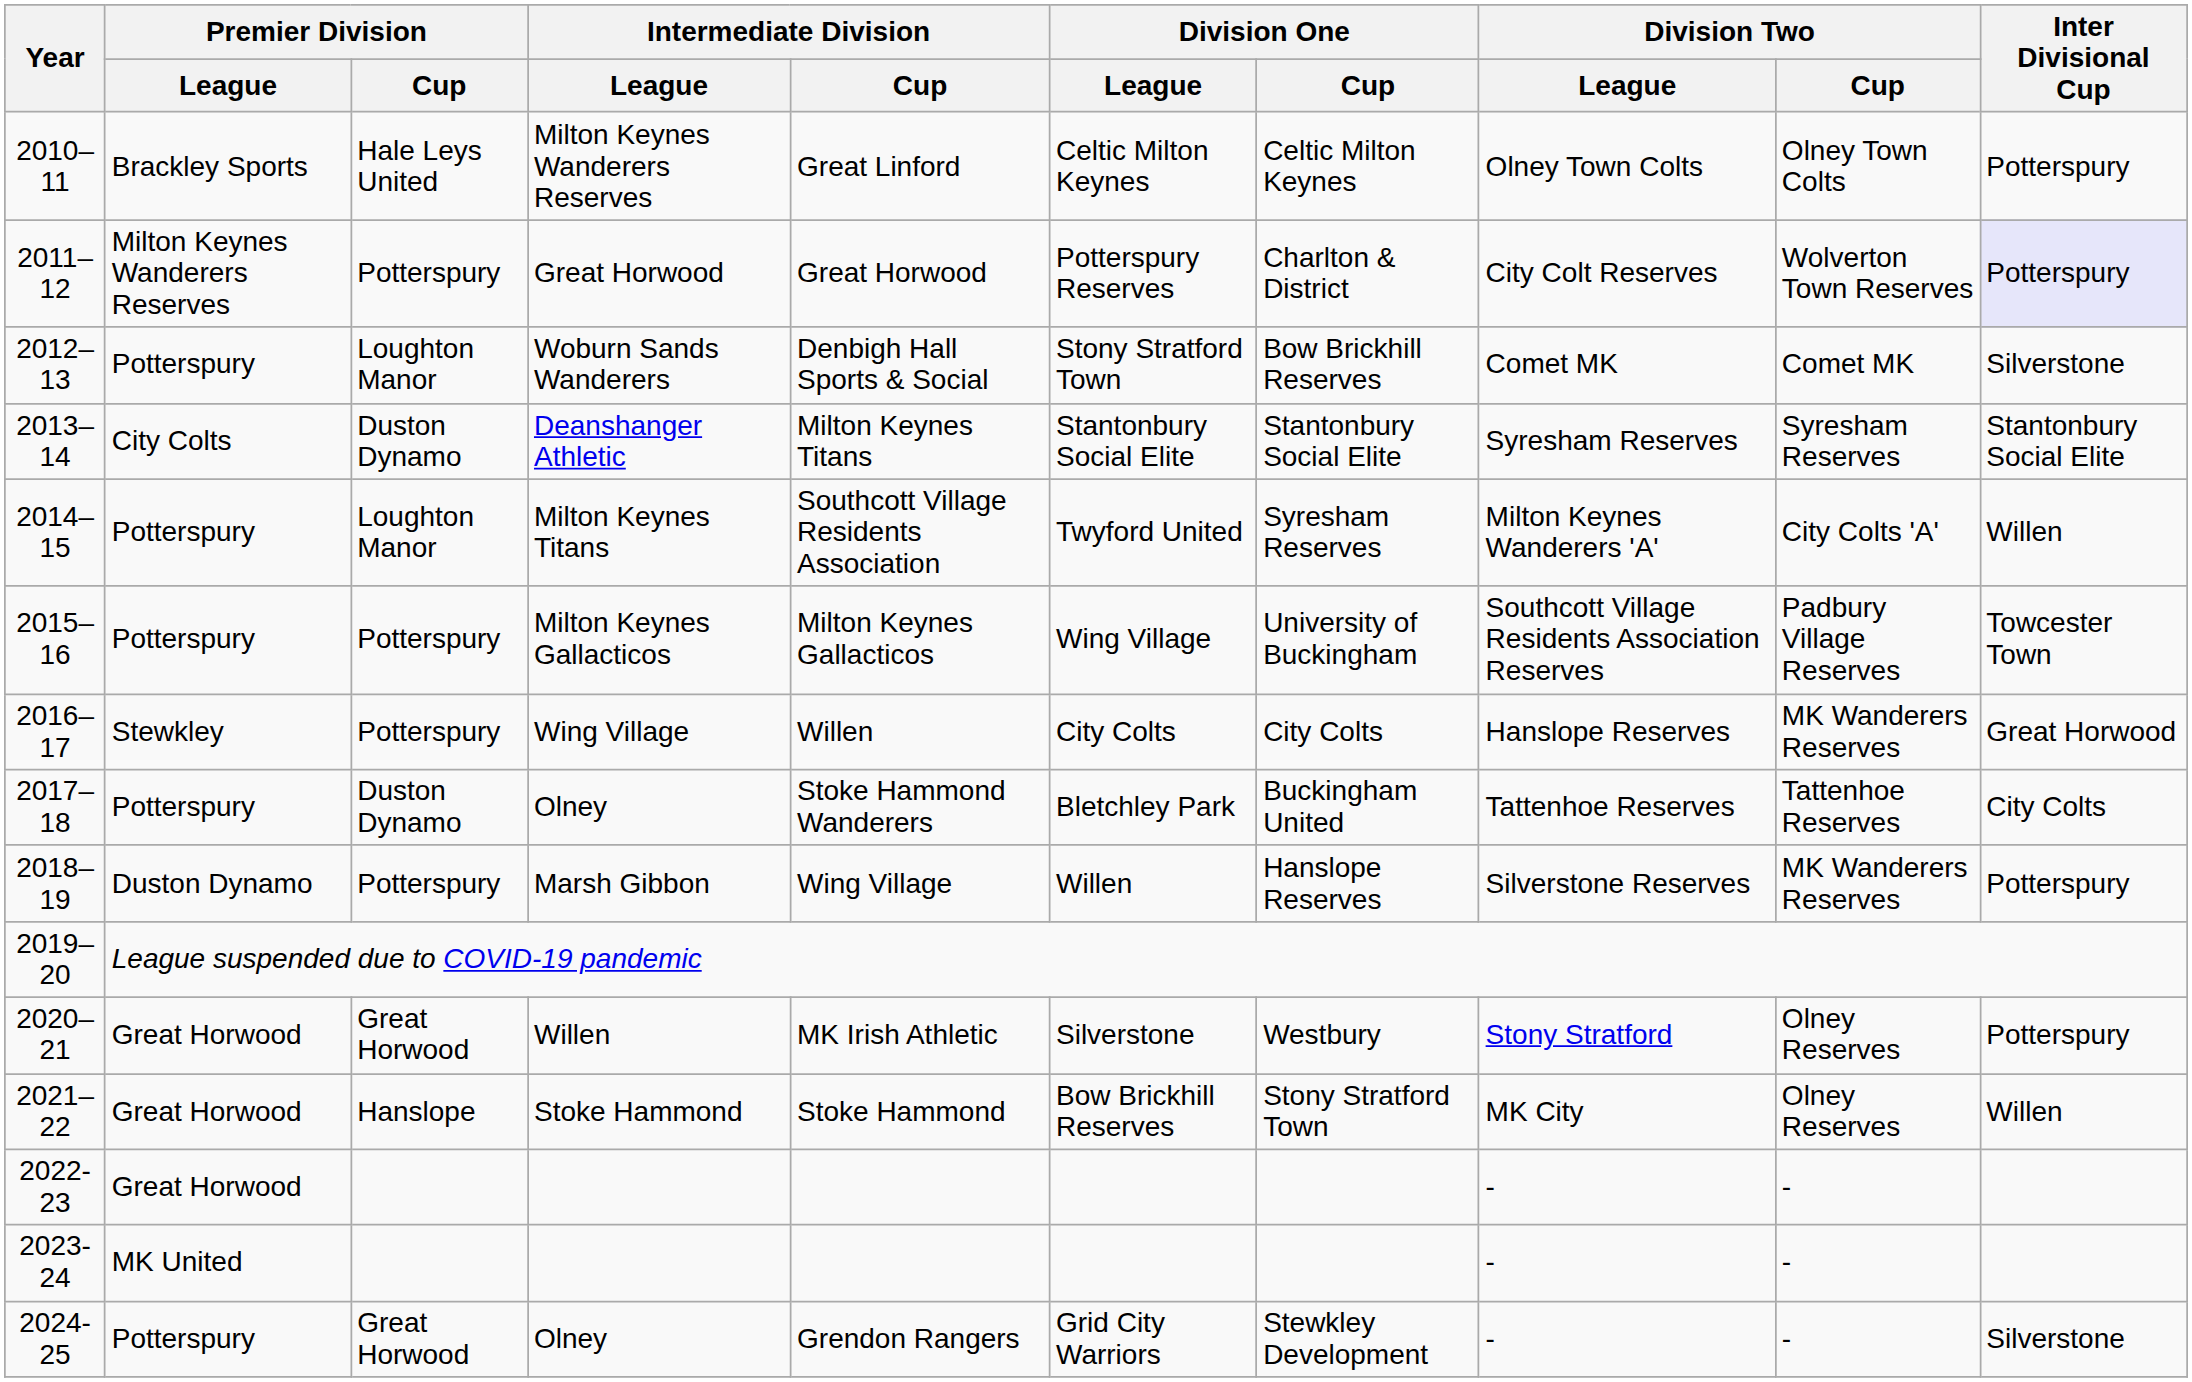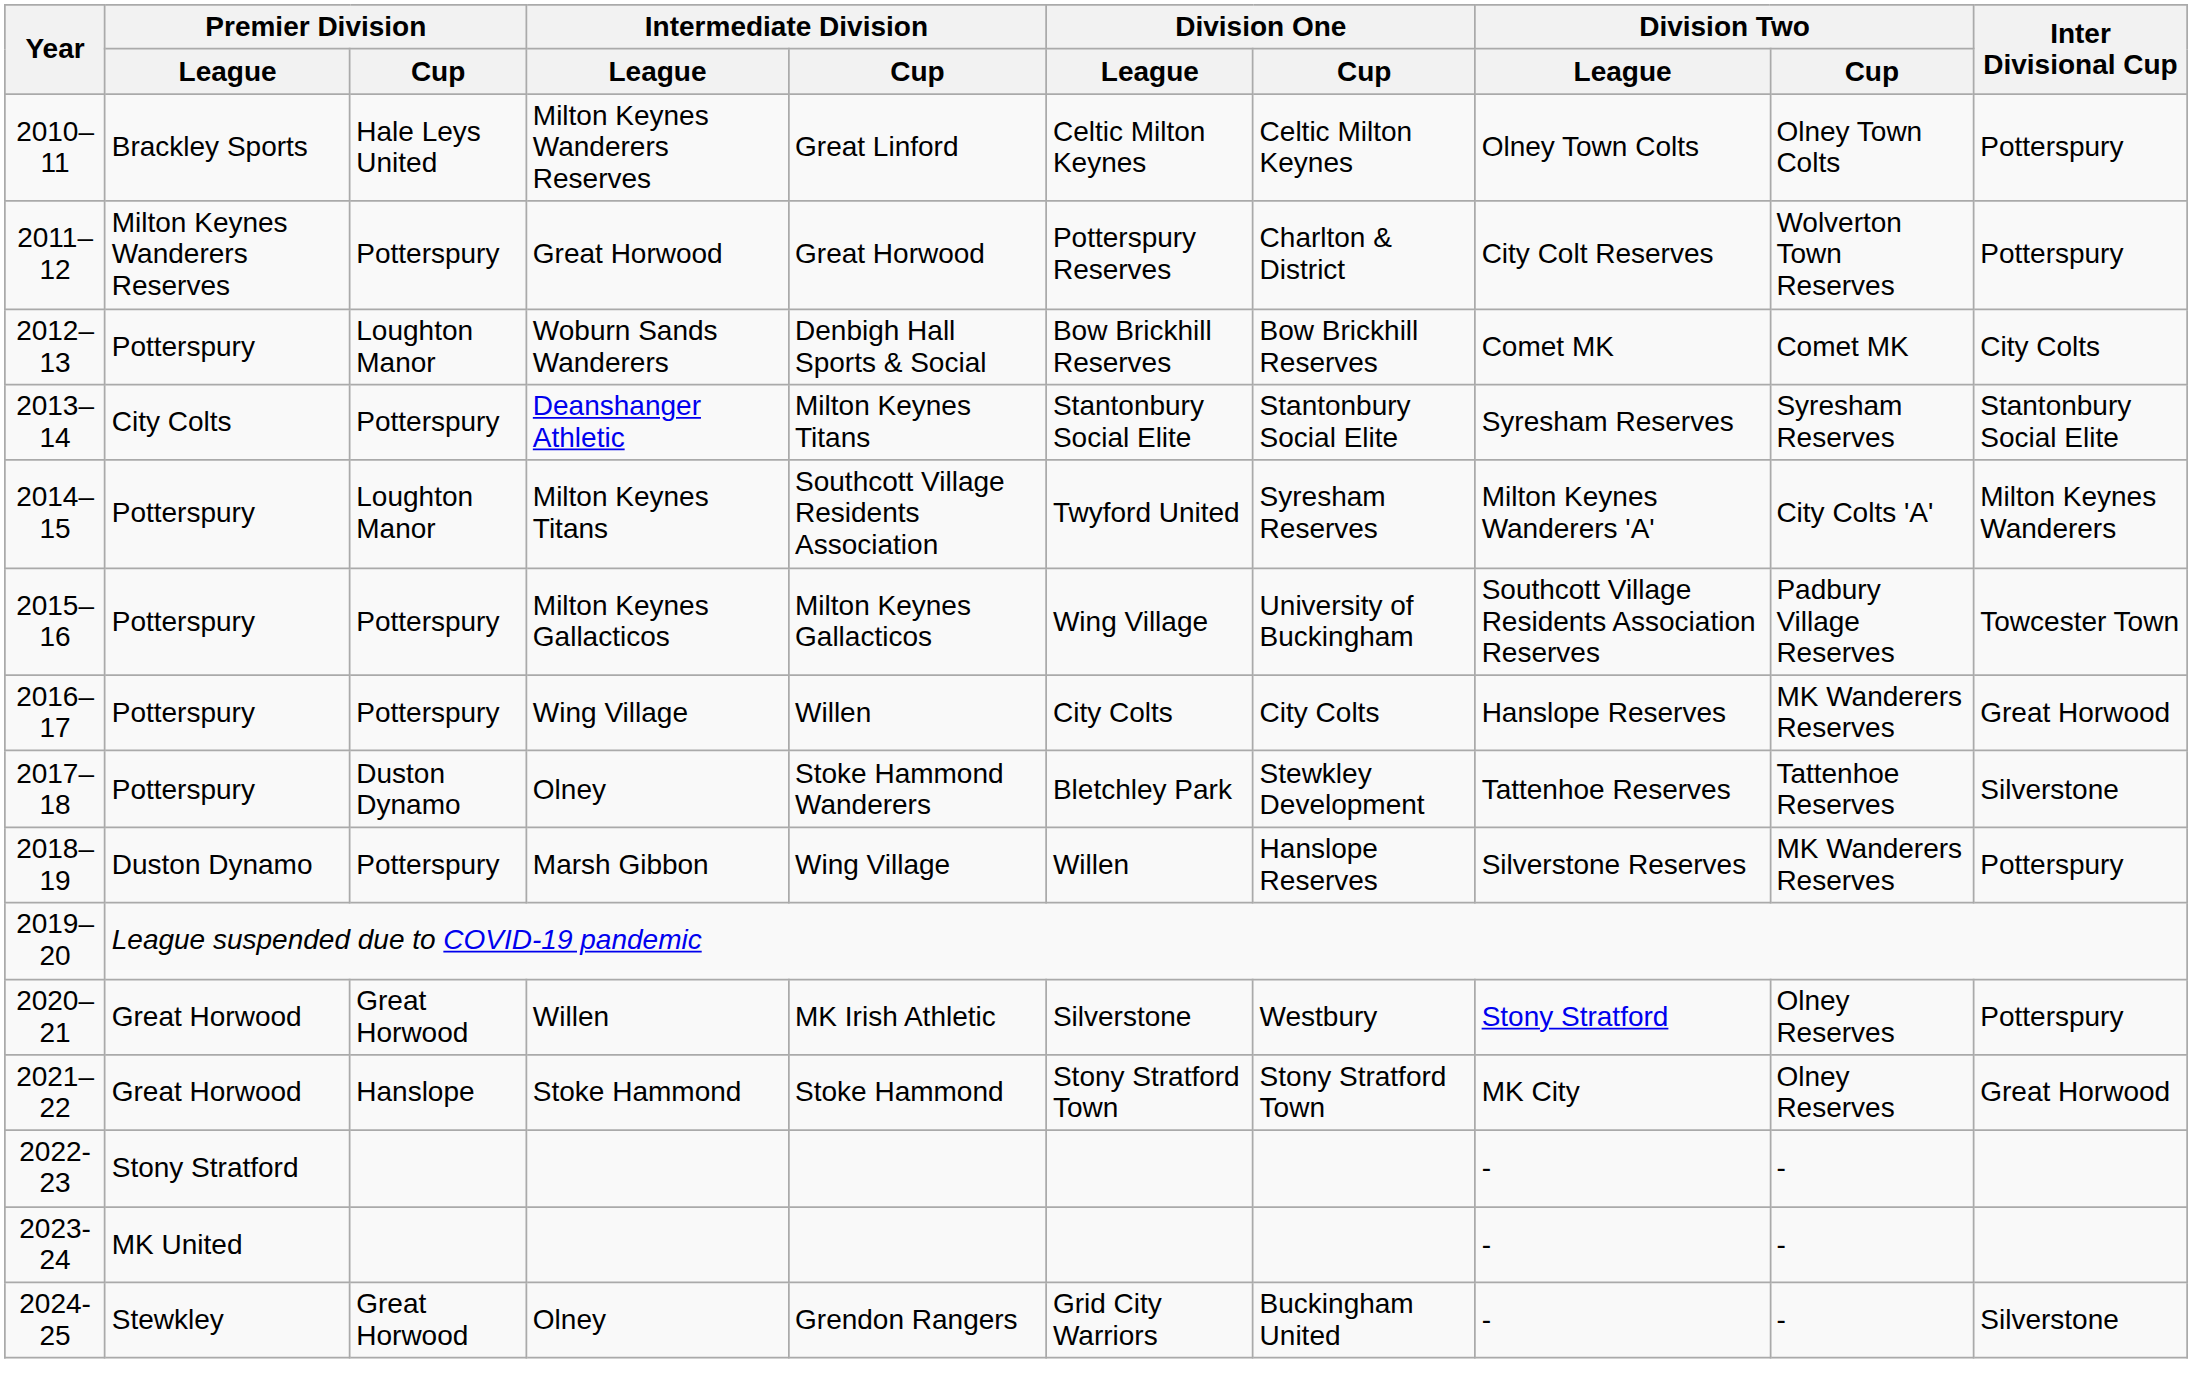(2058, 273) lavender background -> (2052, 254) no background
(1149, 364) Stony Stratford Town -> (1132, 346) Bow Brickhill Reserves
(2056, 364) Silverstone -> (2040, 346) City Colts
(409, 440) Duston Dynamo -> (428, 421) Potterspury
(2024, 532) Willen -> (2068, 513) Milton Keynes Wanderers
(168, 731) Stewkley -> (183, 712) Potterspury
(1340, 807) Buckingham United -> (1342, 788) Stewkley Development
(2046, 807) City Colts -> (2050, 788) Silverstone
(1135, 1110) Bow Brickhill Reserves -> (1146, 1092) Stony Stratford Town
(2024, 1110) Willen -> (2075, 1092) Great Horwood
(207, 1186) Great Horwood -> (205, 1168) Stony Stratford
(183, 1338) Potterspury -> (168, 1319) Stewkley
(1346, 1338) Stewkley Development -> (1337, 1319) Buckingham United
